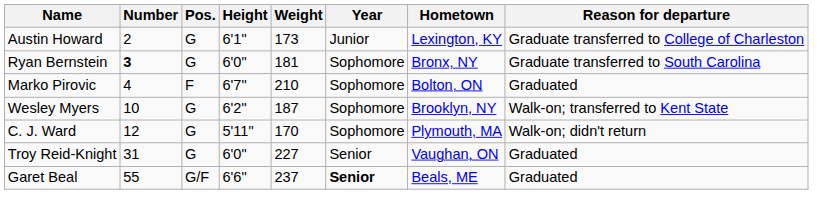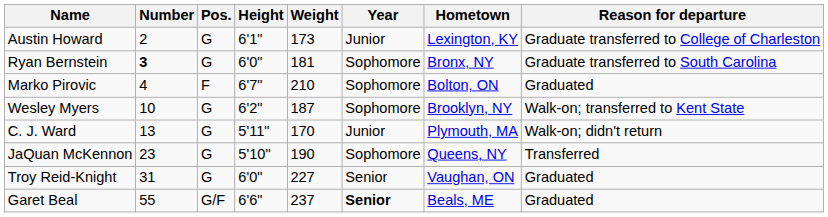(131, 131) 12 -> (147, 131) 13
(367, 131) Sophomore -> (365, 131) Junior
+ row: (70, 154)
